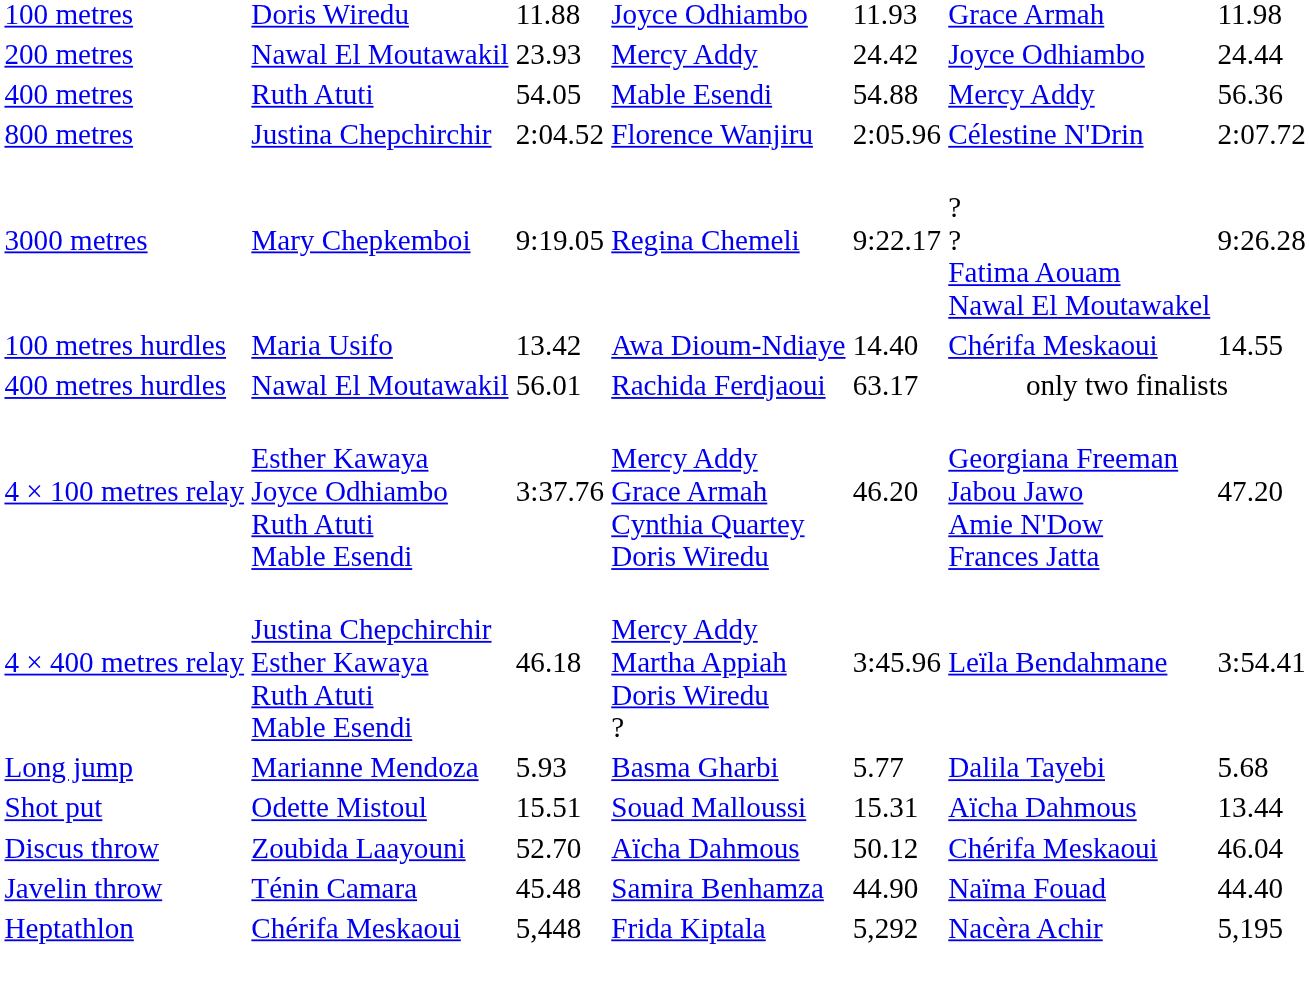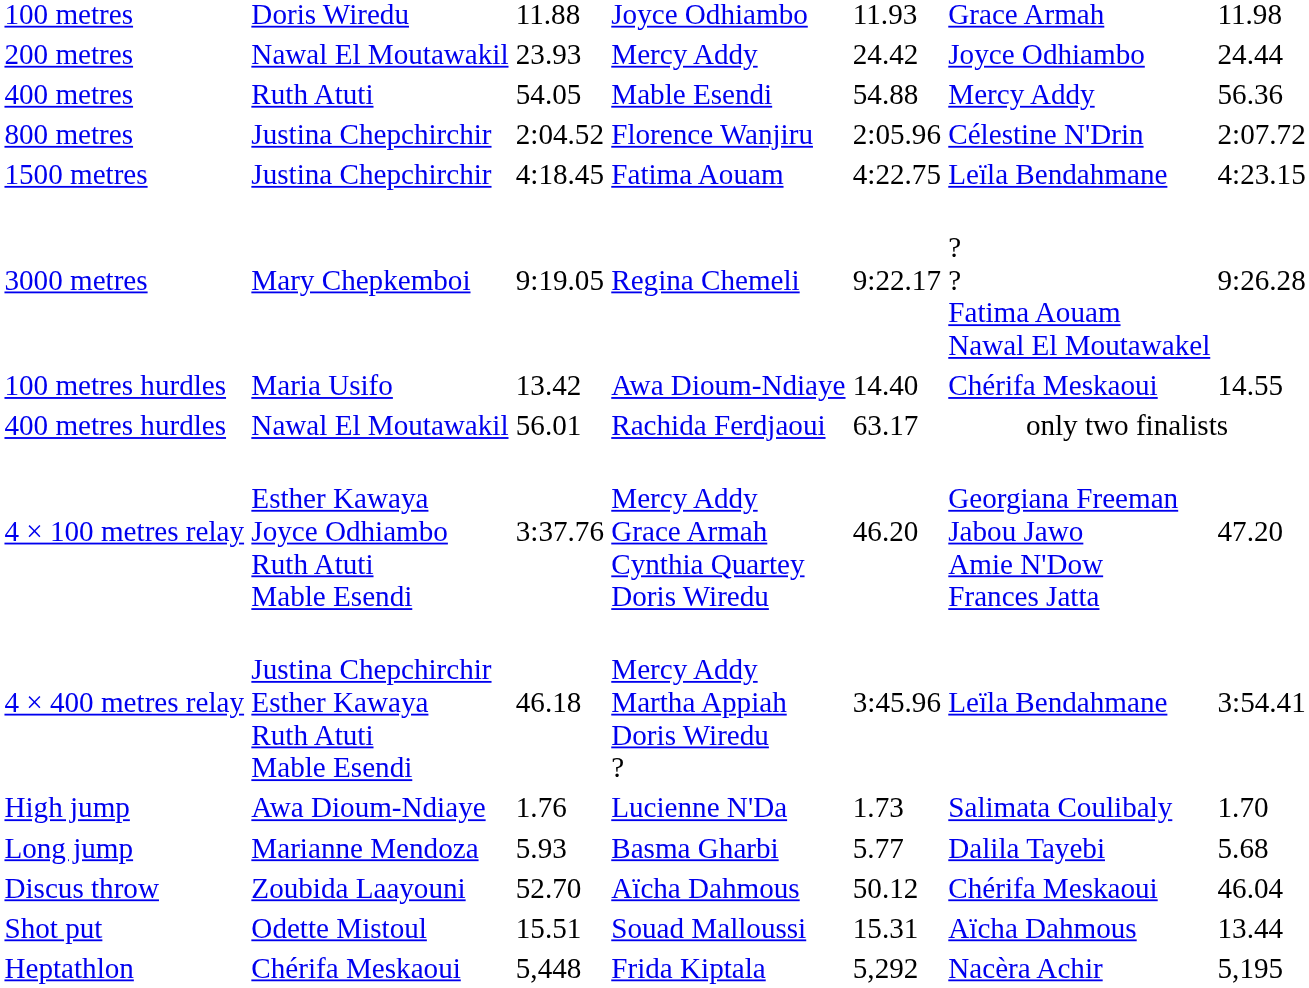+ row: (76, 174)
+ row: (67, 807)
rows swapped: (53, 807) <-> (82, 847)
- row: (83, 888)
